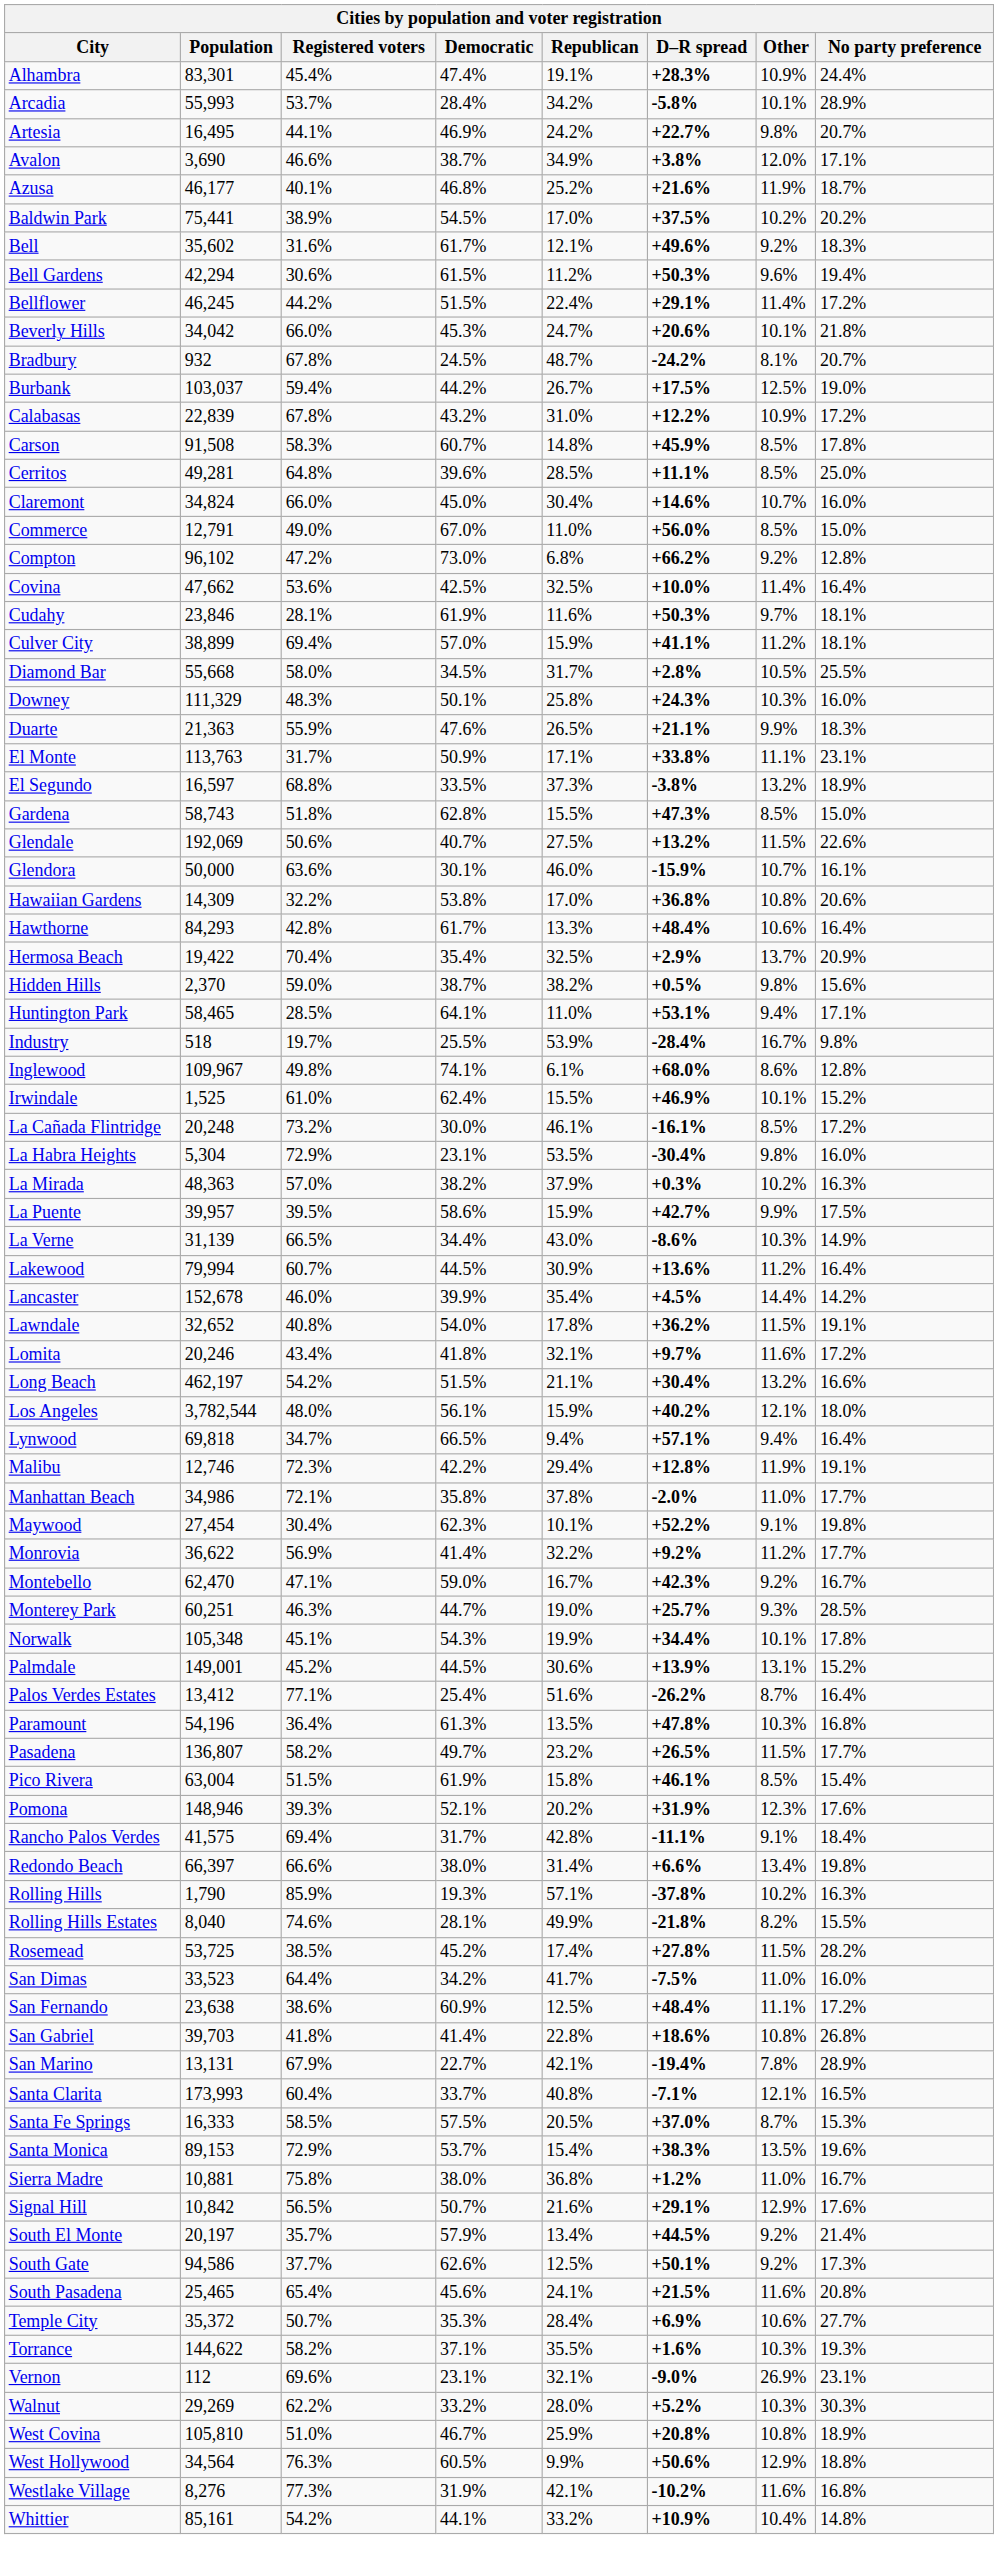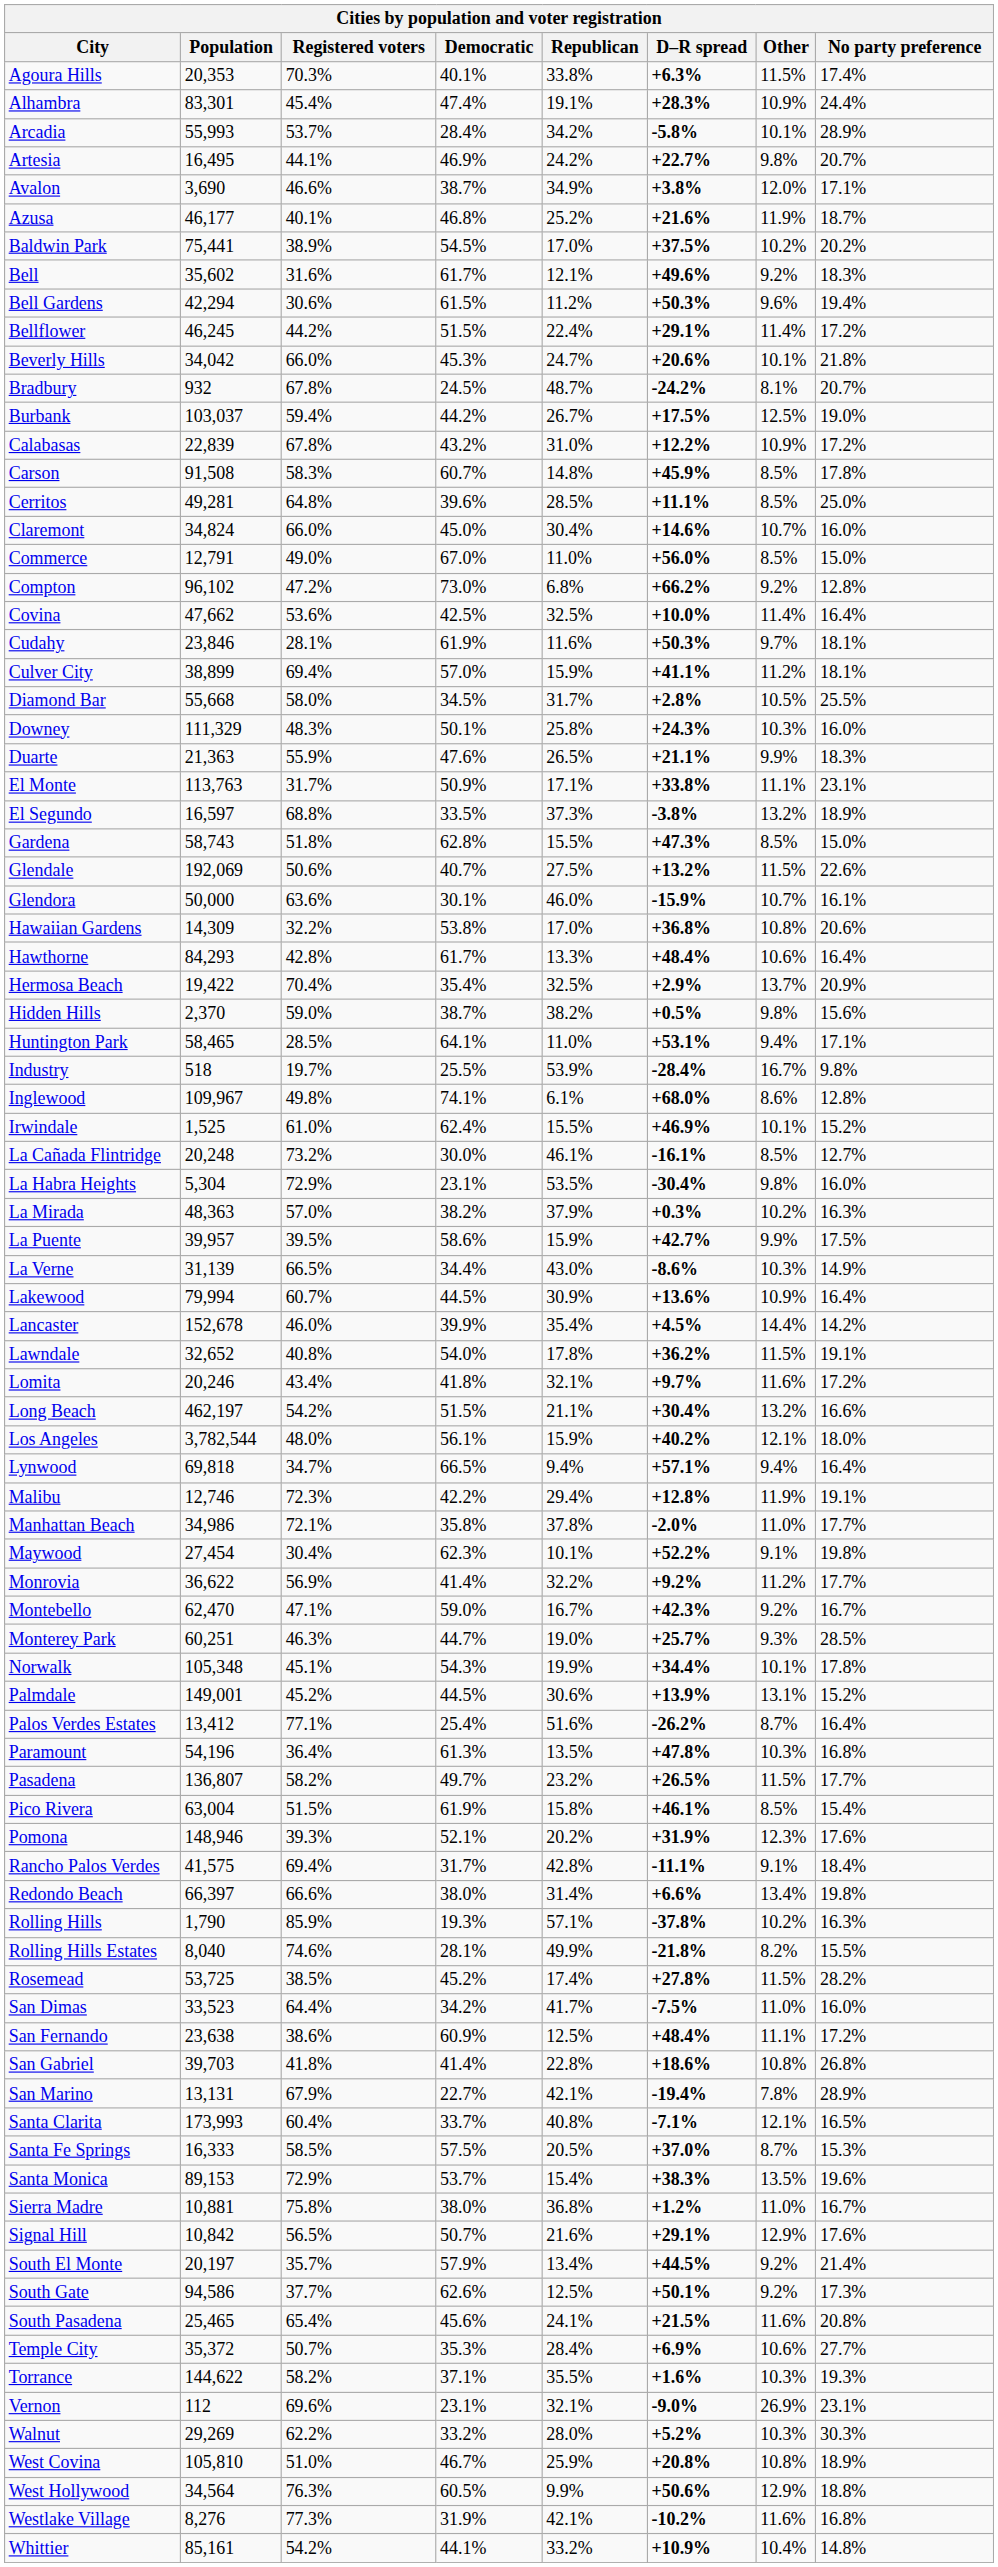+ row: (55, 75)
(843, 1127) 17.2% -> (843, 1155) 12.7%
(783, 1269) 11.2% -> (783, 1297) 10.9%
